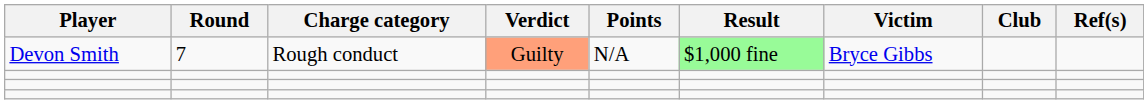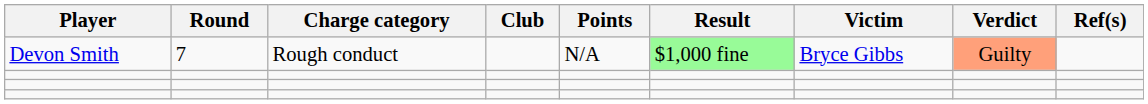columns swapped: (537, 20) <-> (1019, 20)
